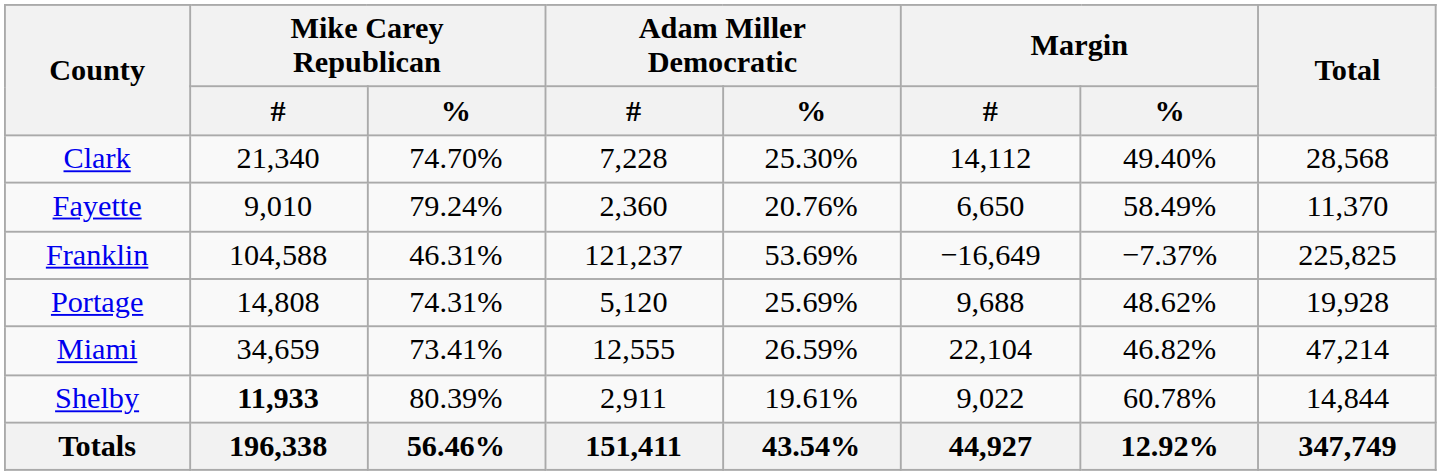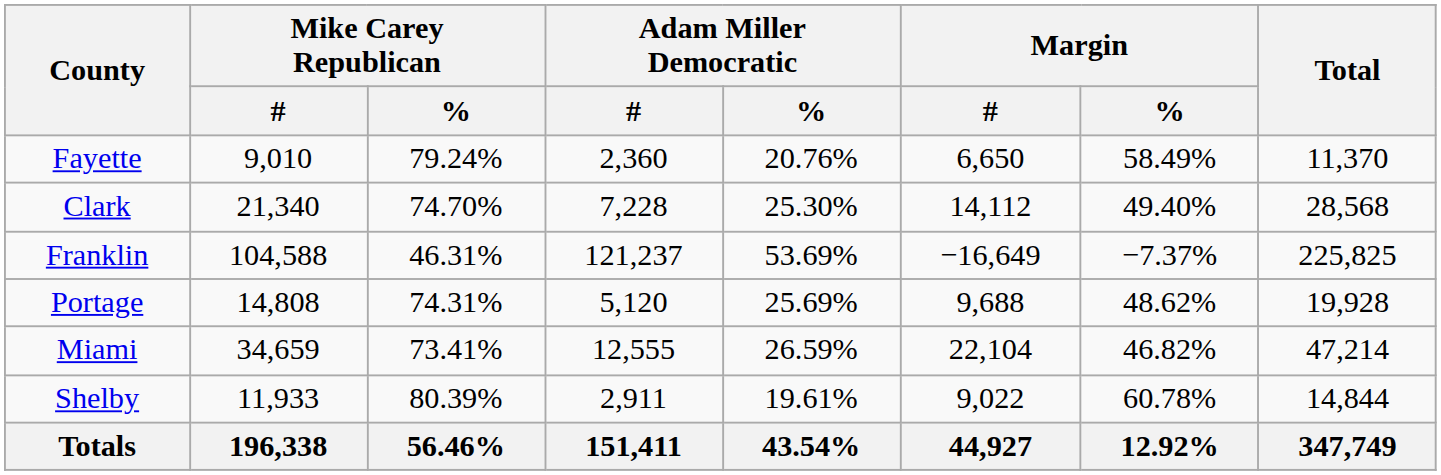rows swapped: (97, 158) <-> (97, 206)
(278, 398) bold -> (278, 398) normal
